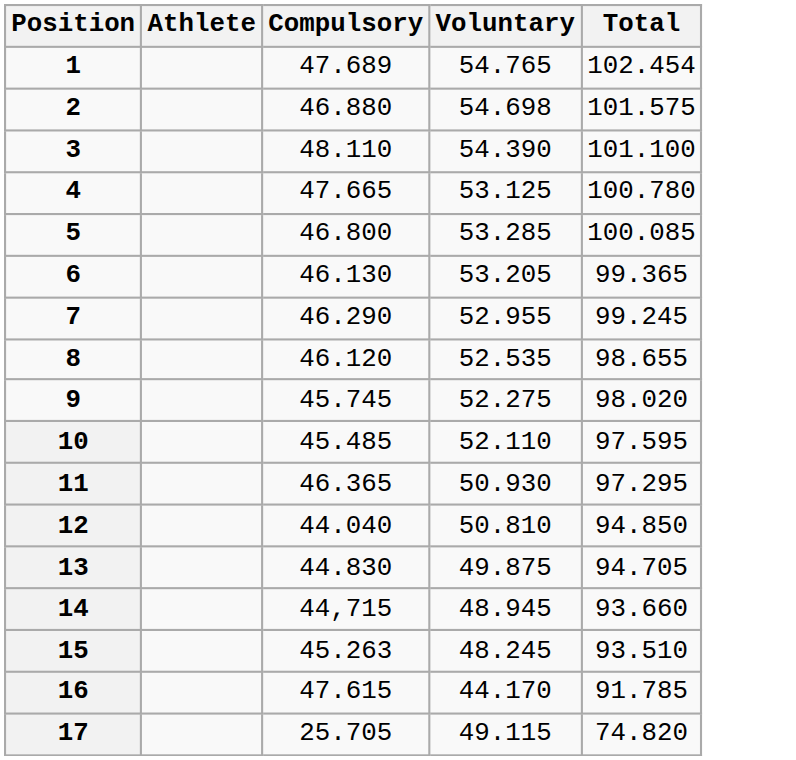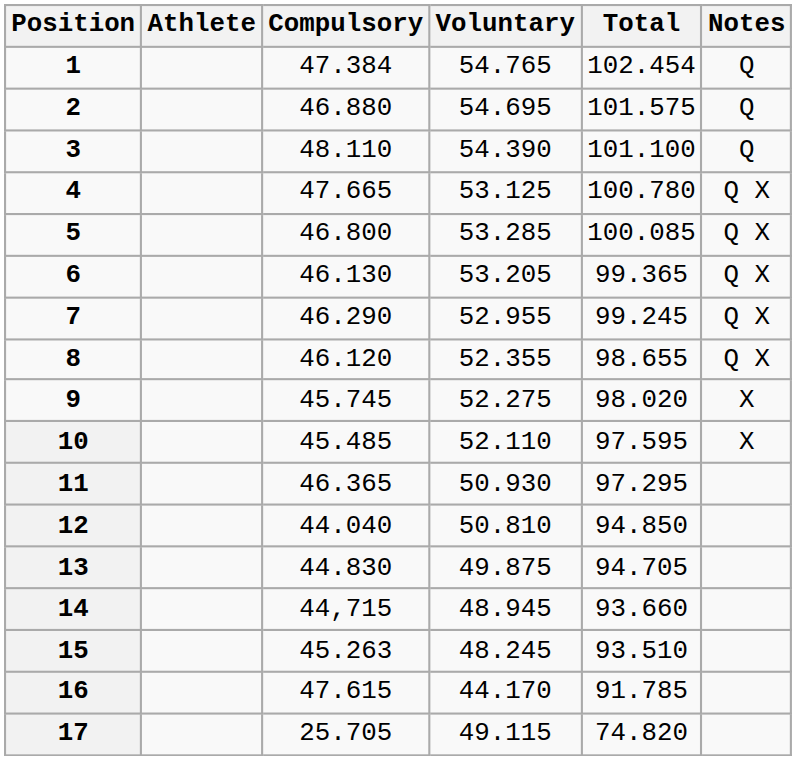+ column: (747, 26)
(346, 68) 47.689 -> (346, 68) 47.384
(505, 110) 54.698 -> (505, 110) 54.695
(505, 360) 52.535 -> (505, 360) 52.355
